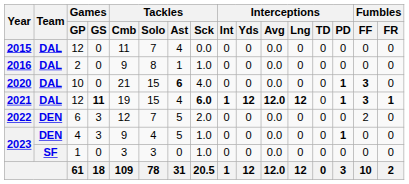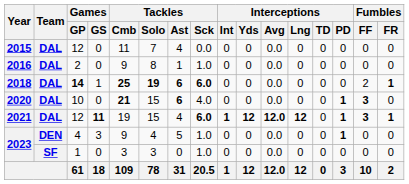+ row: (19, 83)
(124, 83) normal -> (124, 100) bold
- row: (19, 118)
